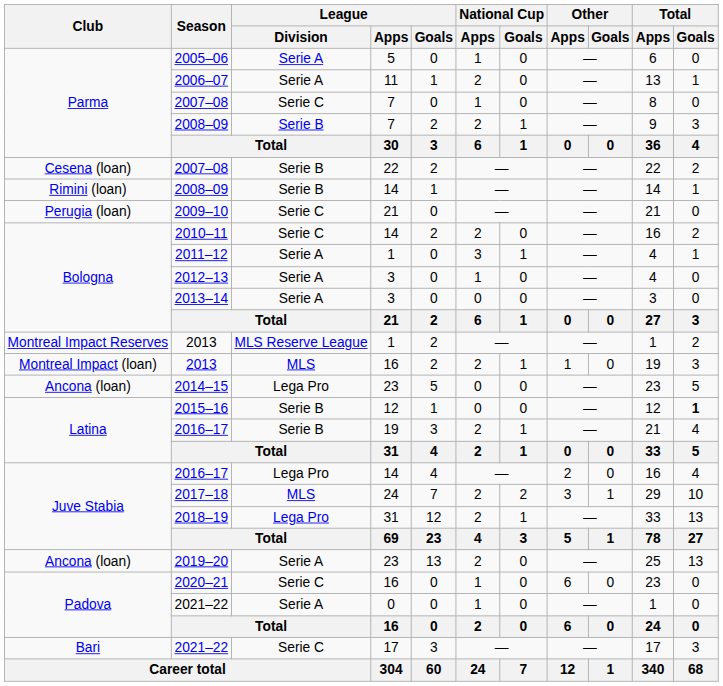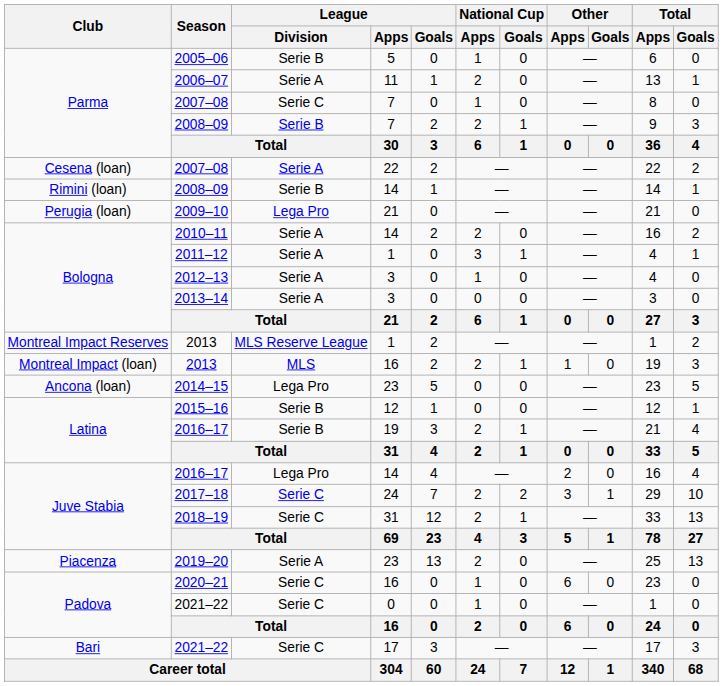(301, 59) Serie A -> (301, 59) Serie B
(301, 168) Serie B -> (301, 168) Serie A
(301, 211) Serie C -> (301, 211) Lega Pro
(301, 233) Serie C -> (301, 233) Serie A
(696, 408) bold -> (696, 408) normal
(301, 495) MLS -> (301, 495) Serie C
(301, 517) Lega Pro -> (301, 517) Serie C
(88, 560) Ancona (loan) -> (88, 560) Piacenza
(301, 604) Serie A -> (301, 604) Serie C
